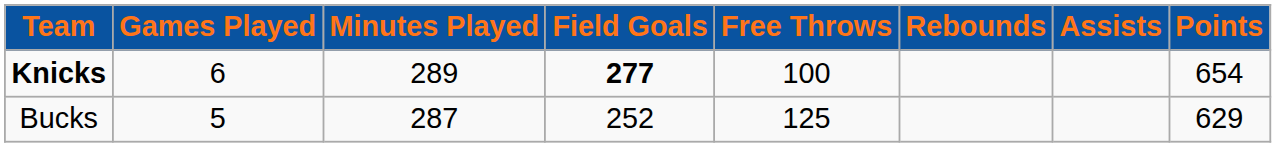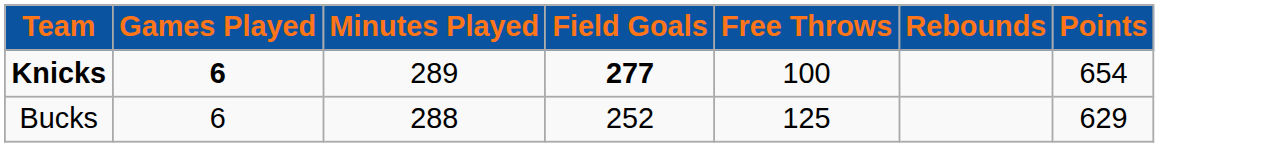- column: (1111, 27)
(218, 73) normal -> (218, 73) bold
(218, 118) 5 -> (218, 118) 6
(434, 118) 287 -> (434, 118) 288
